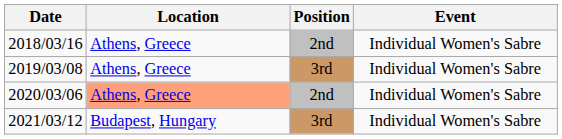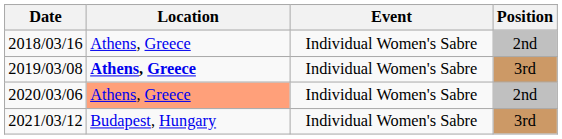columns swapped: (455, 17) <-> (322, 17)
(140, 69) normal -> (143, 69) bold
